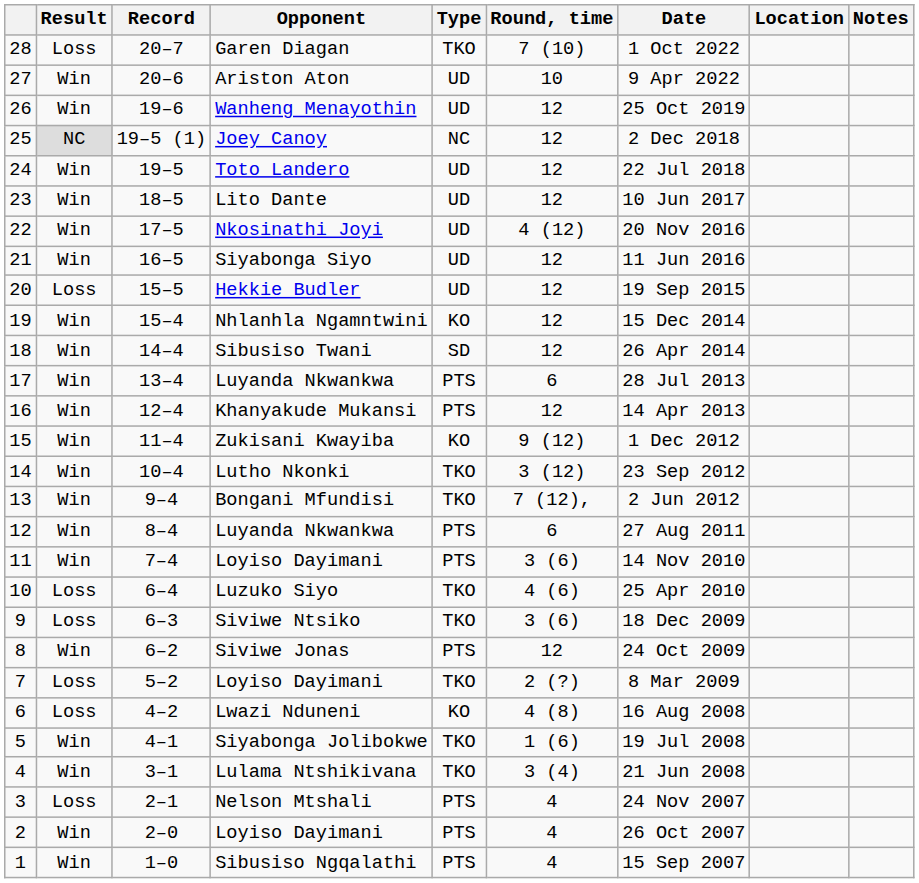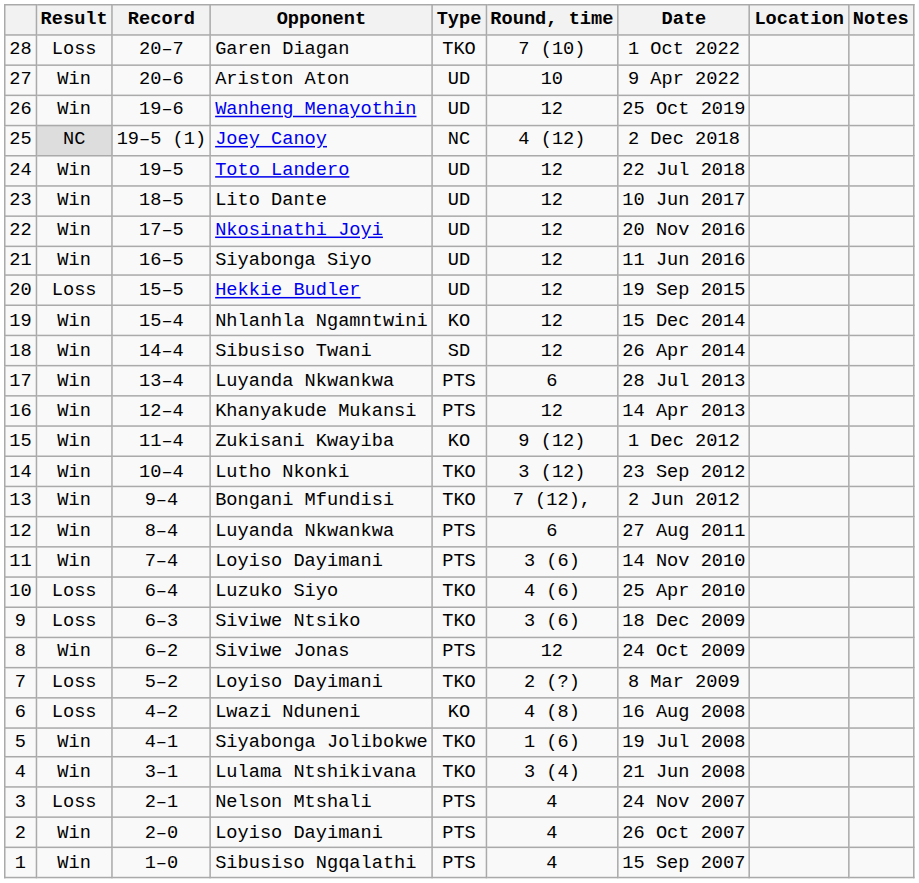(552, 141) 12 -> (552, 141) 4 (12)
(552, 231) 4 (12) -> (552, 231) 12
